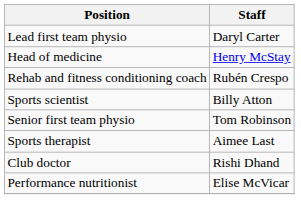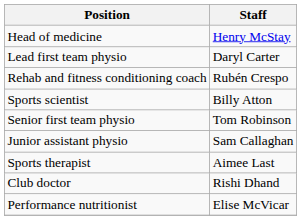rows swapped: (55, 57) <-> (67, 36)
+ row: (68, 141)
